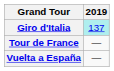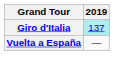- row: (44, 43)
